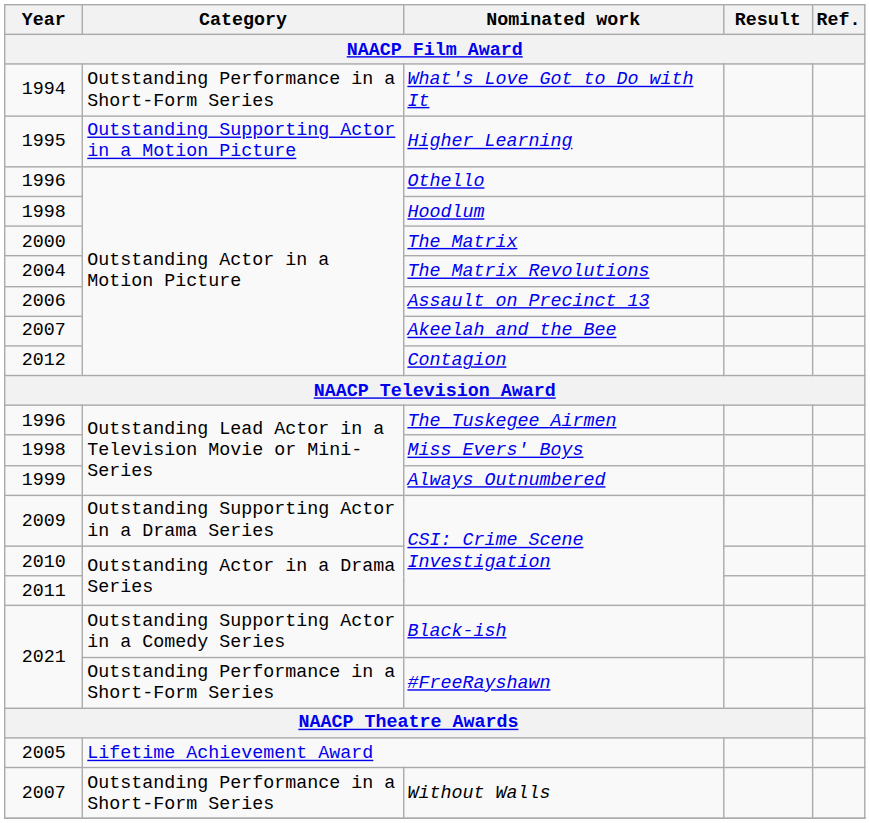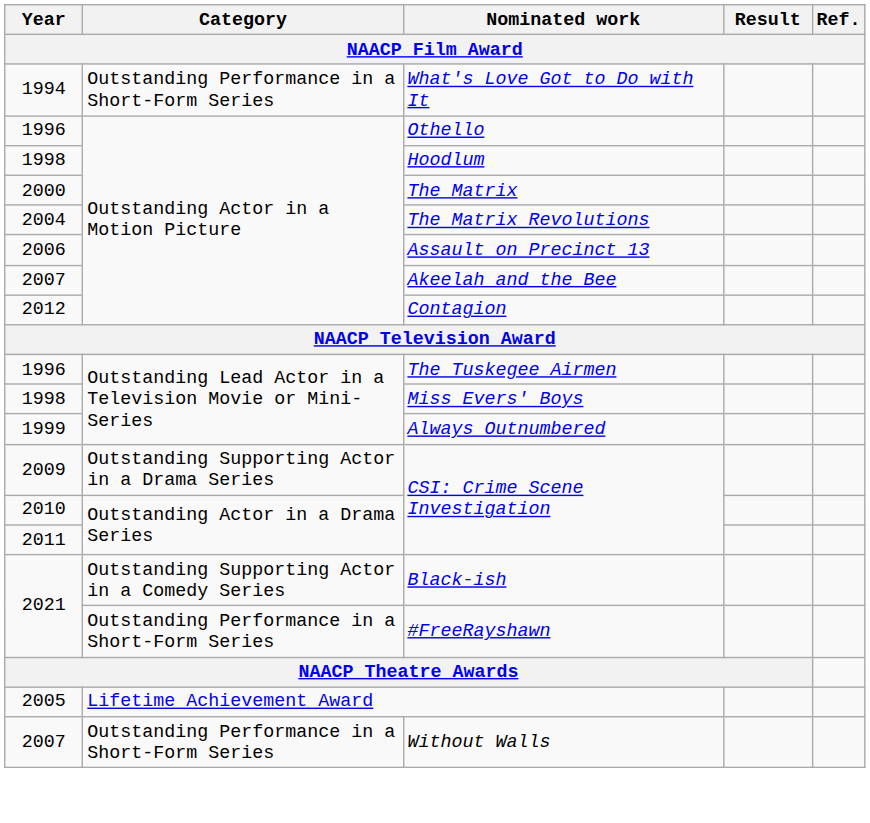- row: (44, 141)
